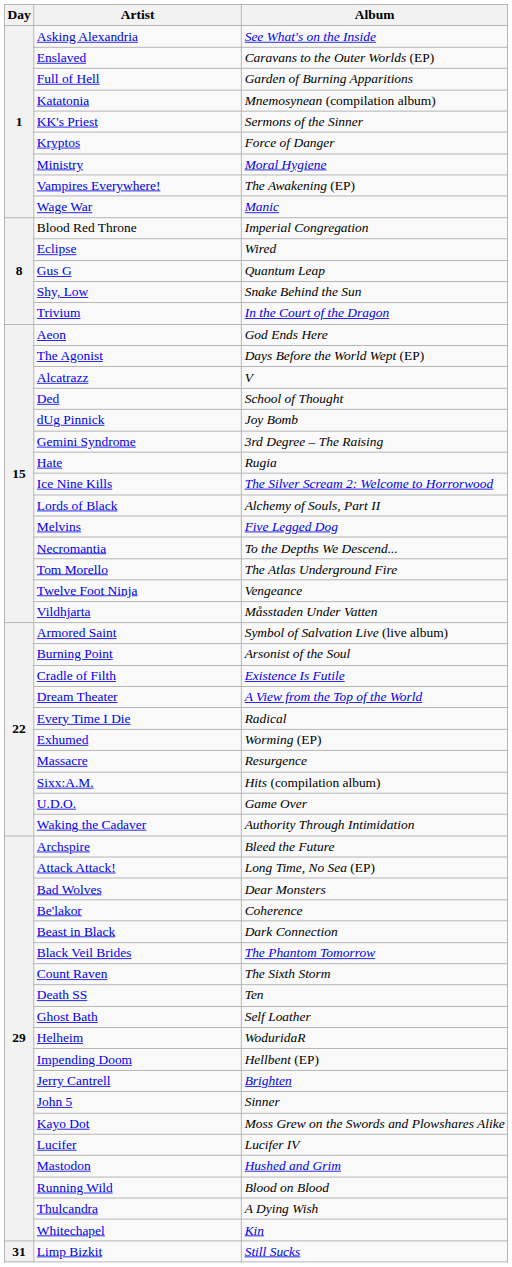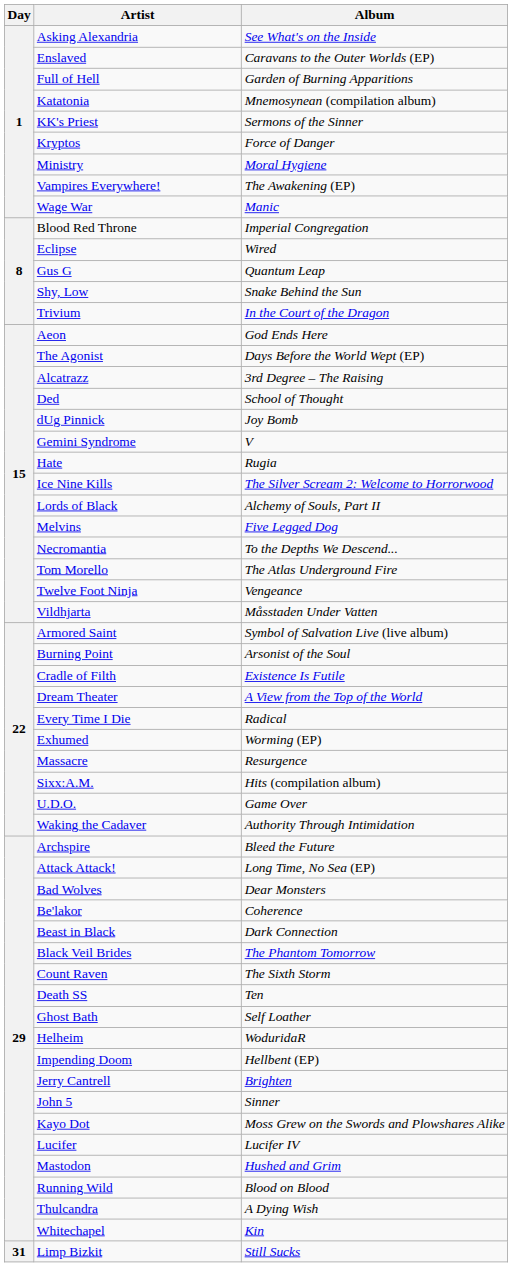(249, 377) V -> (314, 377) 3rd Degree – The Raising
(314, 441) 3rd Degree – The Raising -> (249, 441) V
